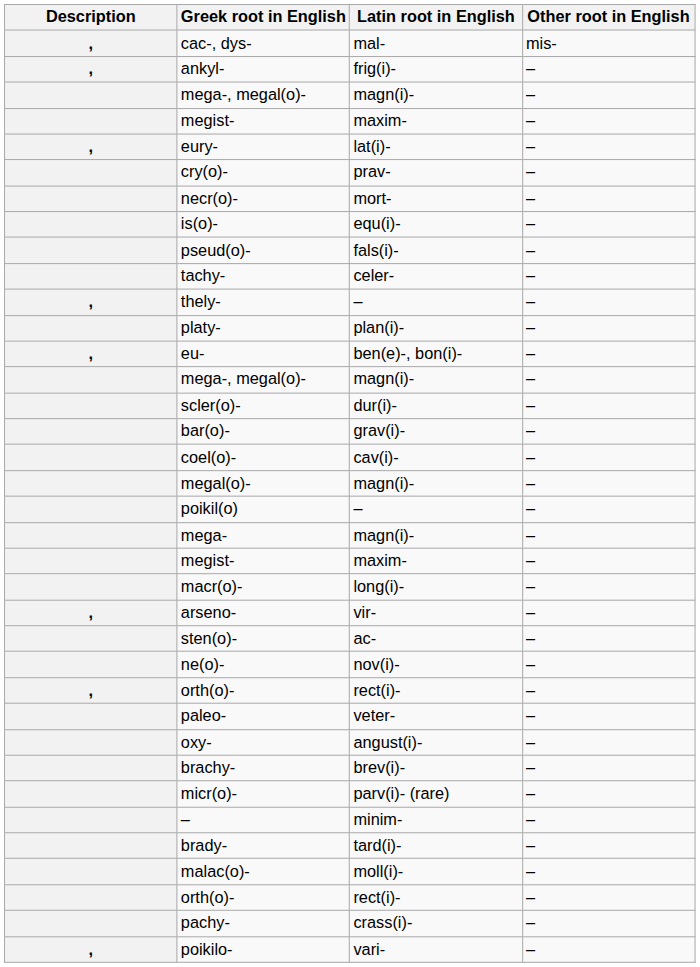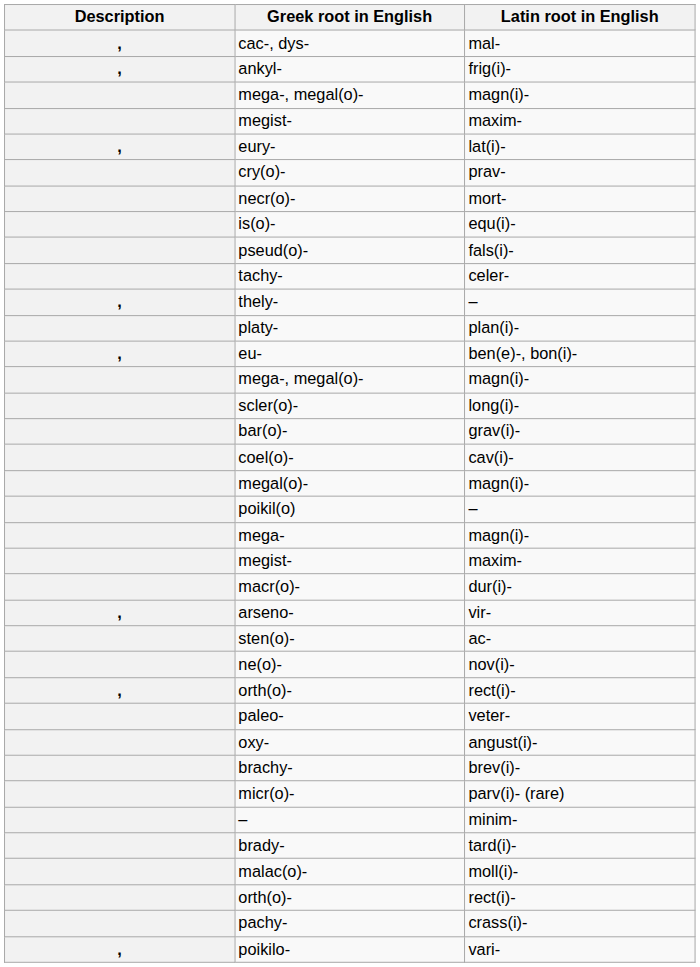- column: (609, 17)
(375, 405) dur(i)- -> (494, 405) long(i)-
(379, 586) long(i)- -> (490, 586) dur(i)-
